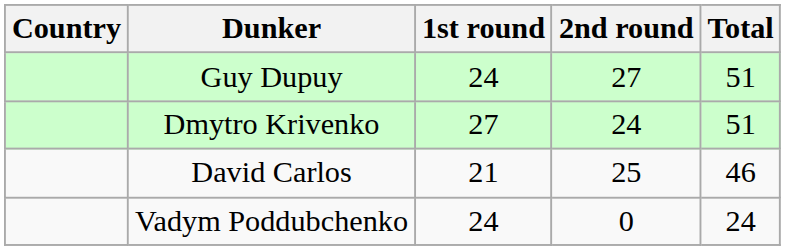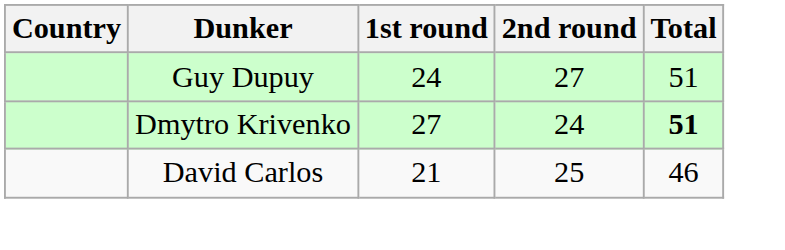(741, 124) normal -> (684, 124) bold
- row: (272, 220)
